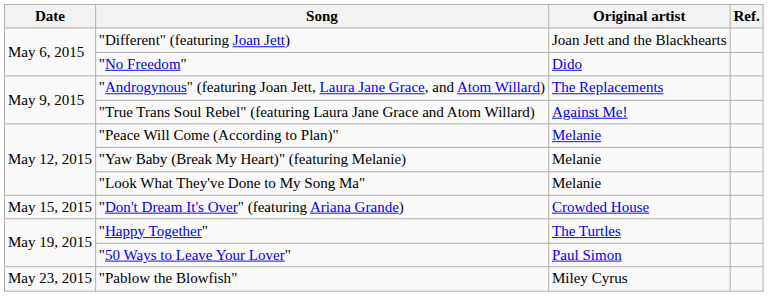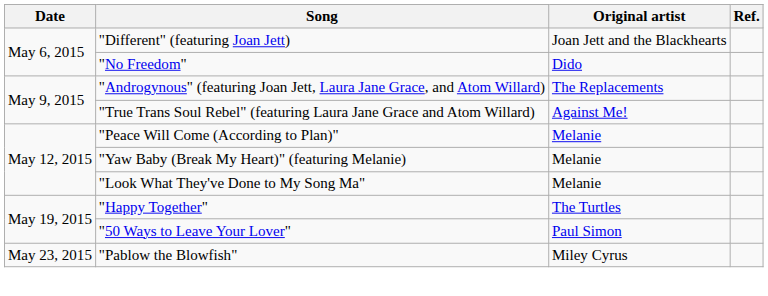- row: (251, 207)
